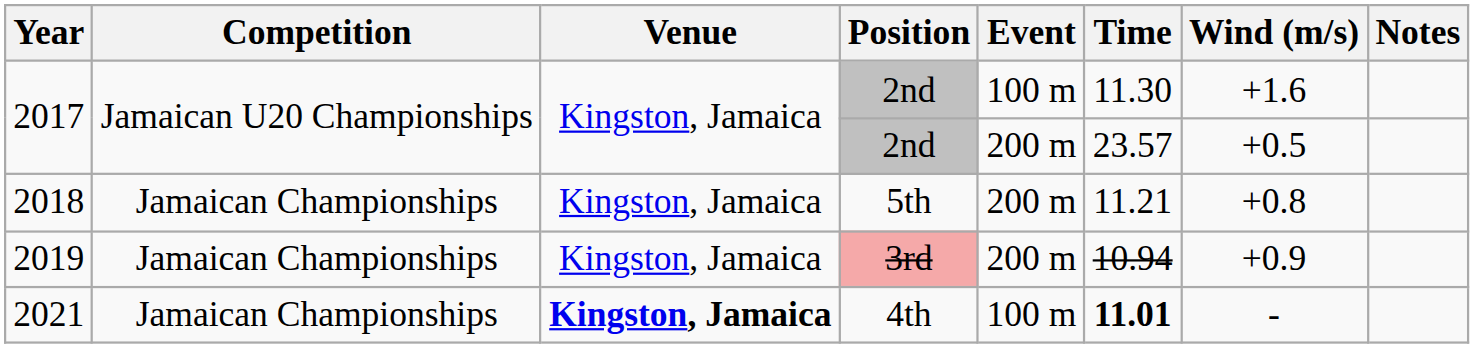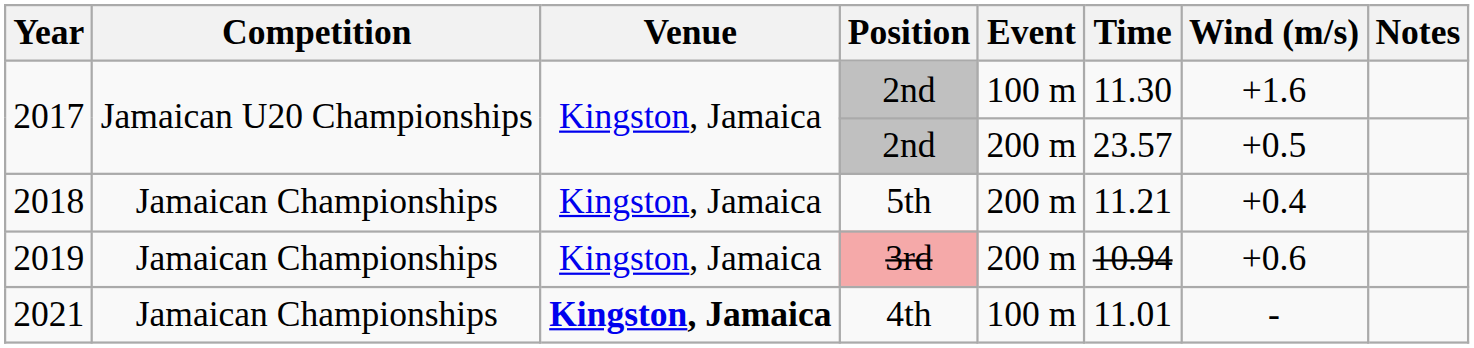(1274, 201) +0.8 -> (1274, 201) +0.4
(1274, 257) +0.9 -> (1274, 257) +0.6
(1133, 314) bold -> (1133, 314) normal
